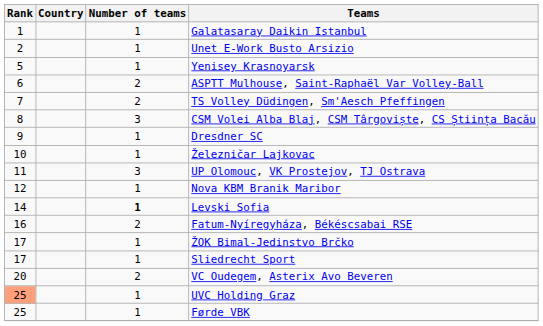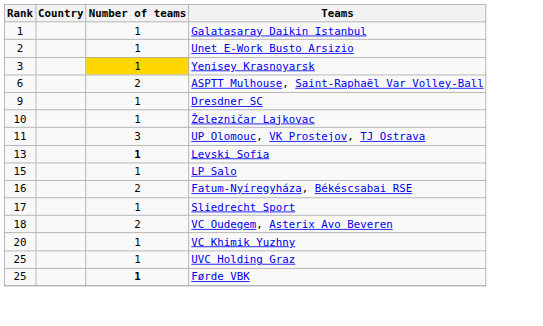(20, 66) 5 -> (20, 66) 3
(137, 66) no background -> (137, 66) gold background
- row: (318, 101)
- row: (363, 119)
- row: (266, 189)
(20, 207) 14 -> (20, 154) 13
+ row: (214, 171)
- row: (273, 242)
(20, 277) 20 -> (20, 224) 18
+ row: (243, 242)
(20, 295) lightsalmon background -> (20, 259) no background
(137, 312) normal -> (137, 277) bold
